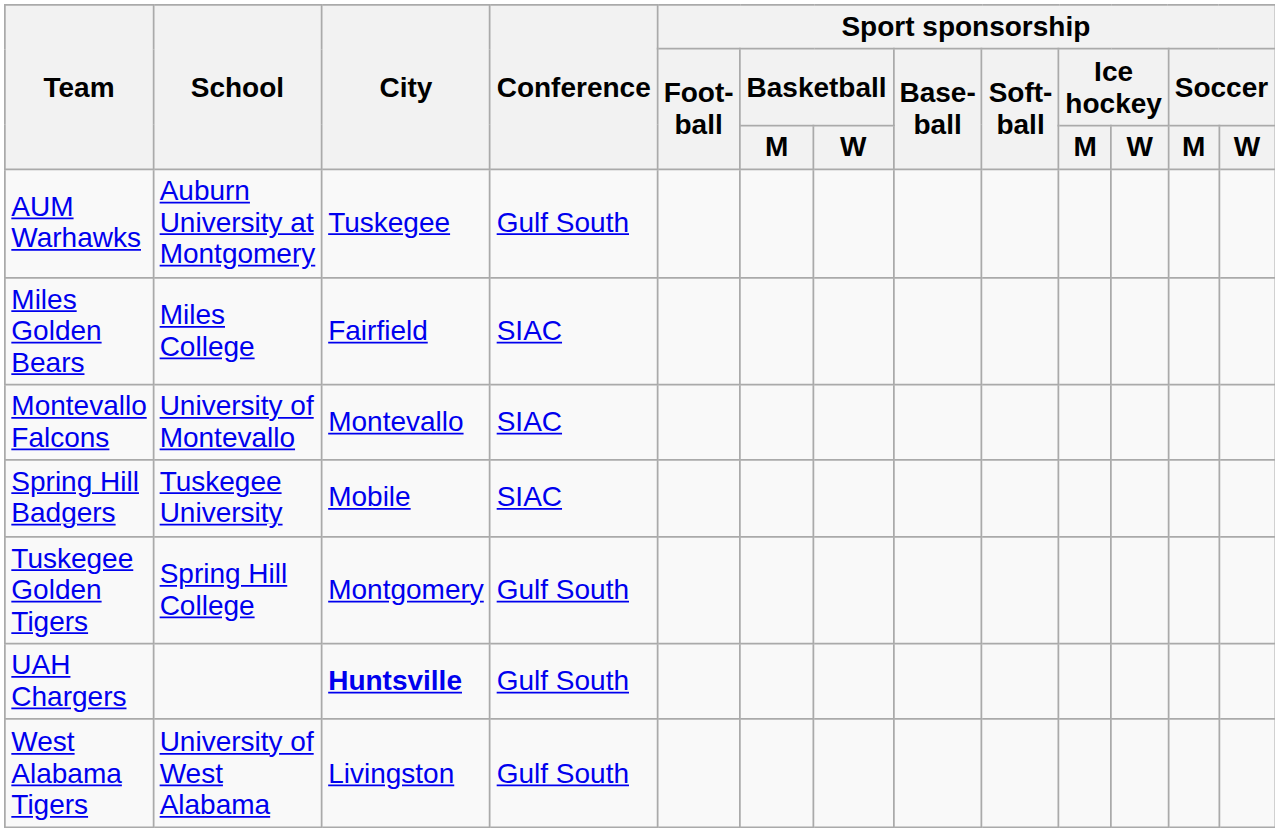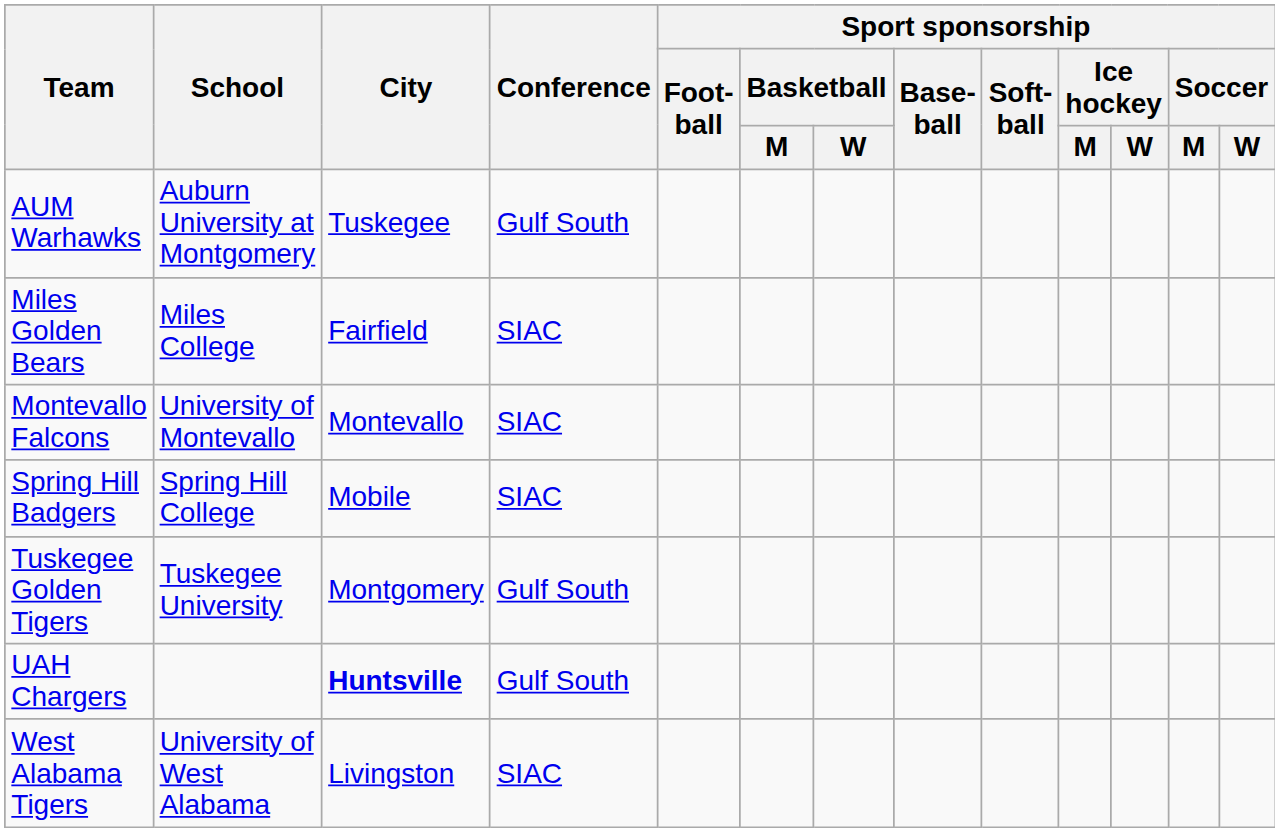(221, 497) Tuskegee University -> (223, 497) Spring Hill College
(223, 589) Spring Hill College -> (221, 589) Tuskegee University
(563, 772) Gulf South -> (529, 772) SIAC
